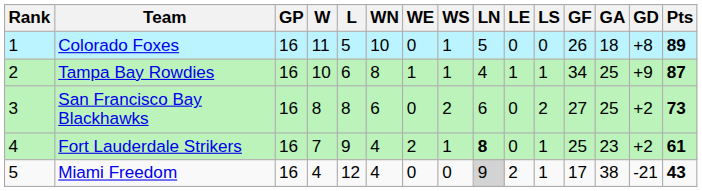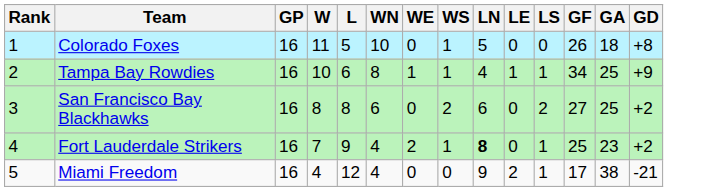- column: (680, 18)
(482, 173) lightgrey background -> (482, 173) no background
